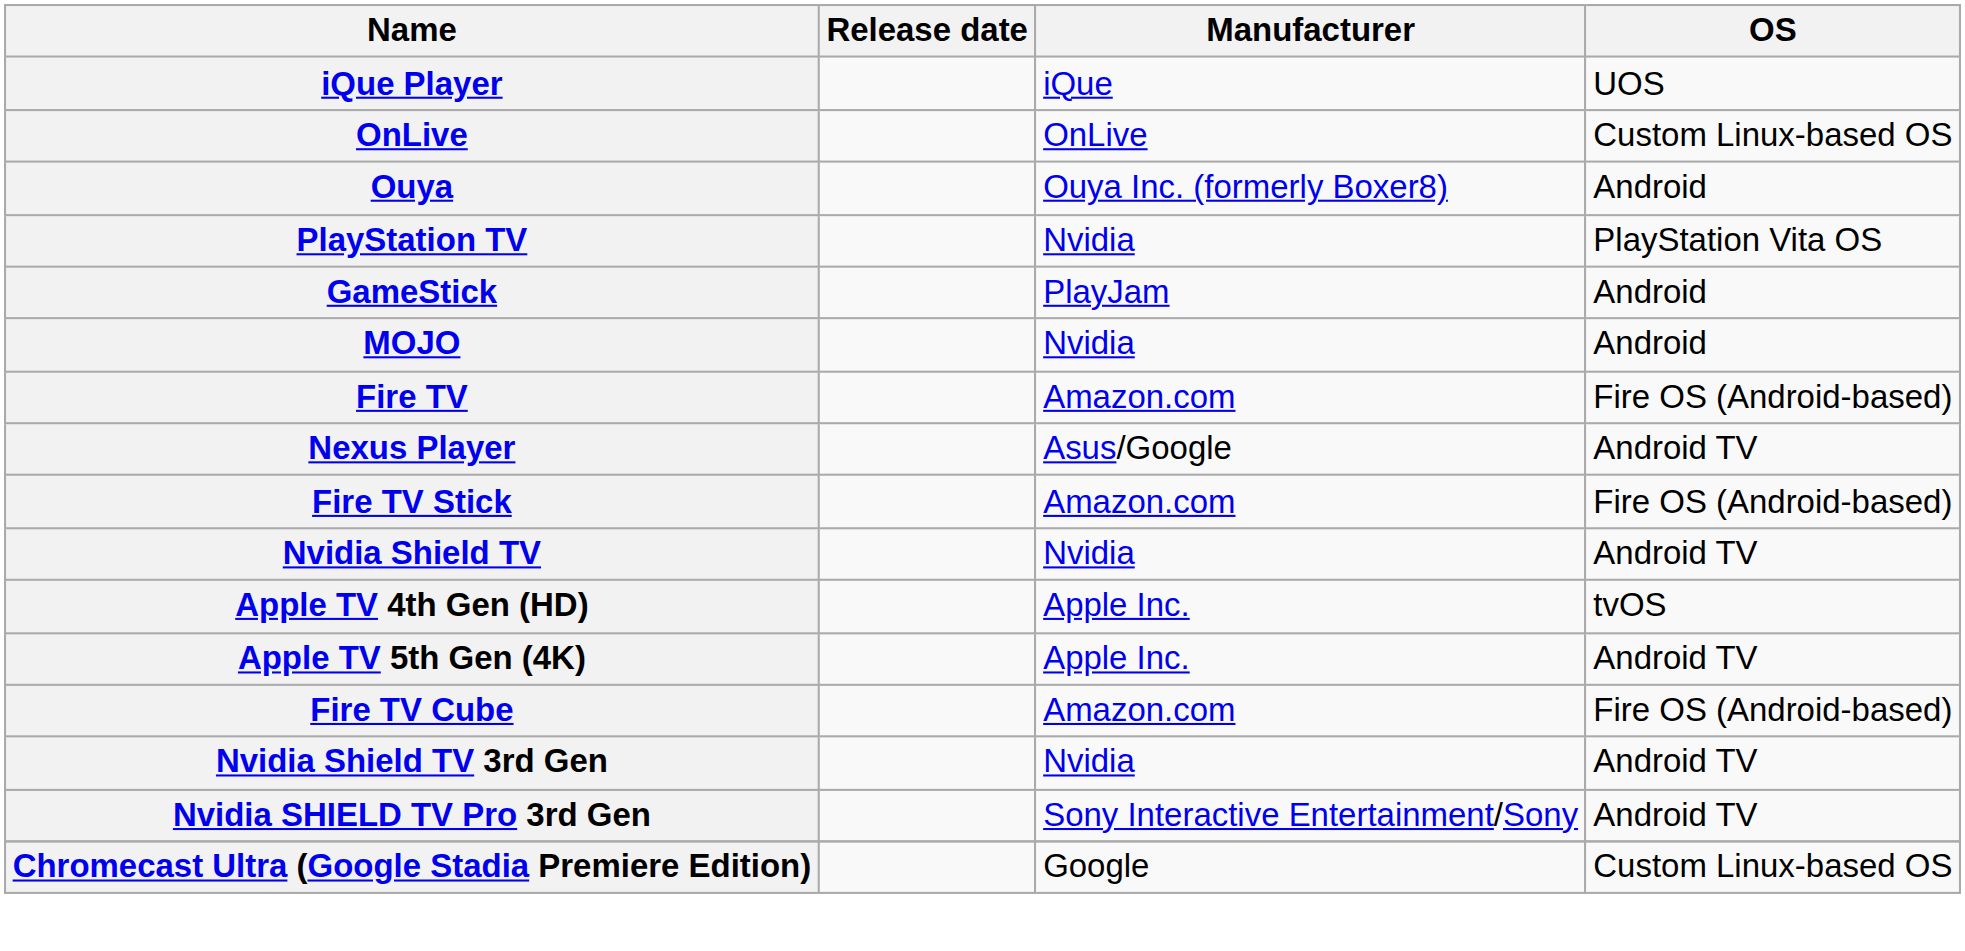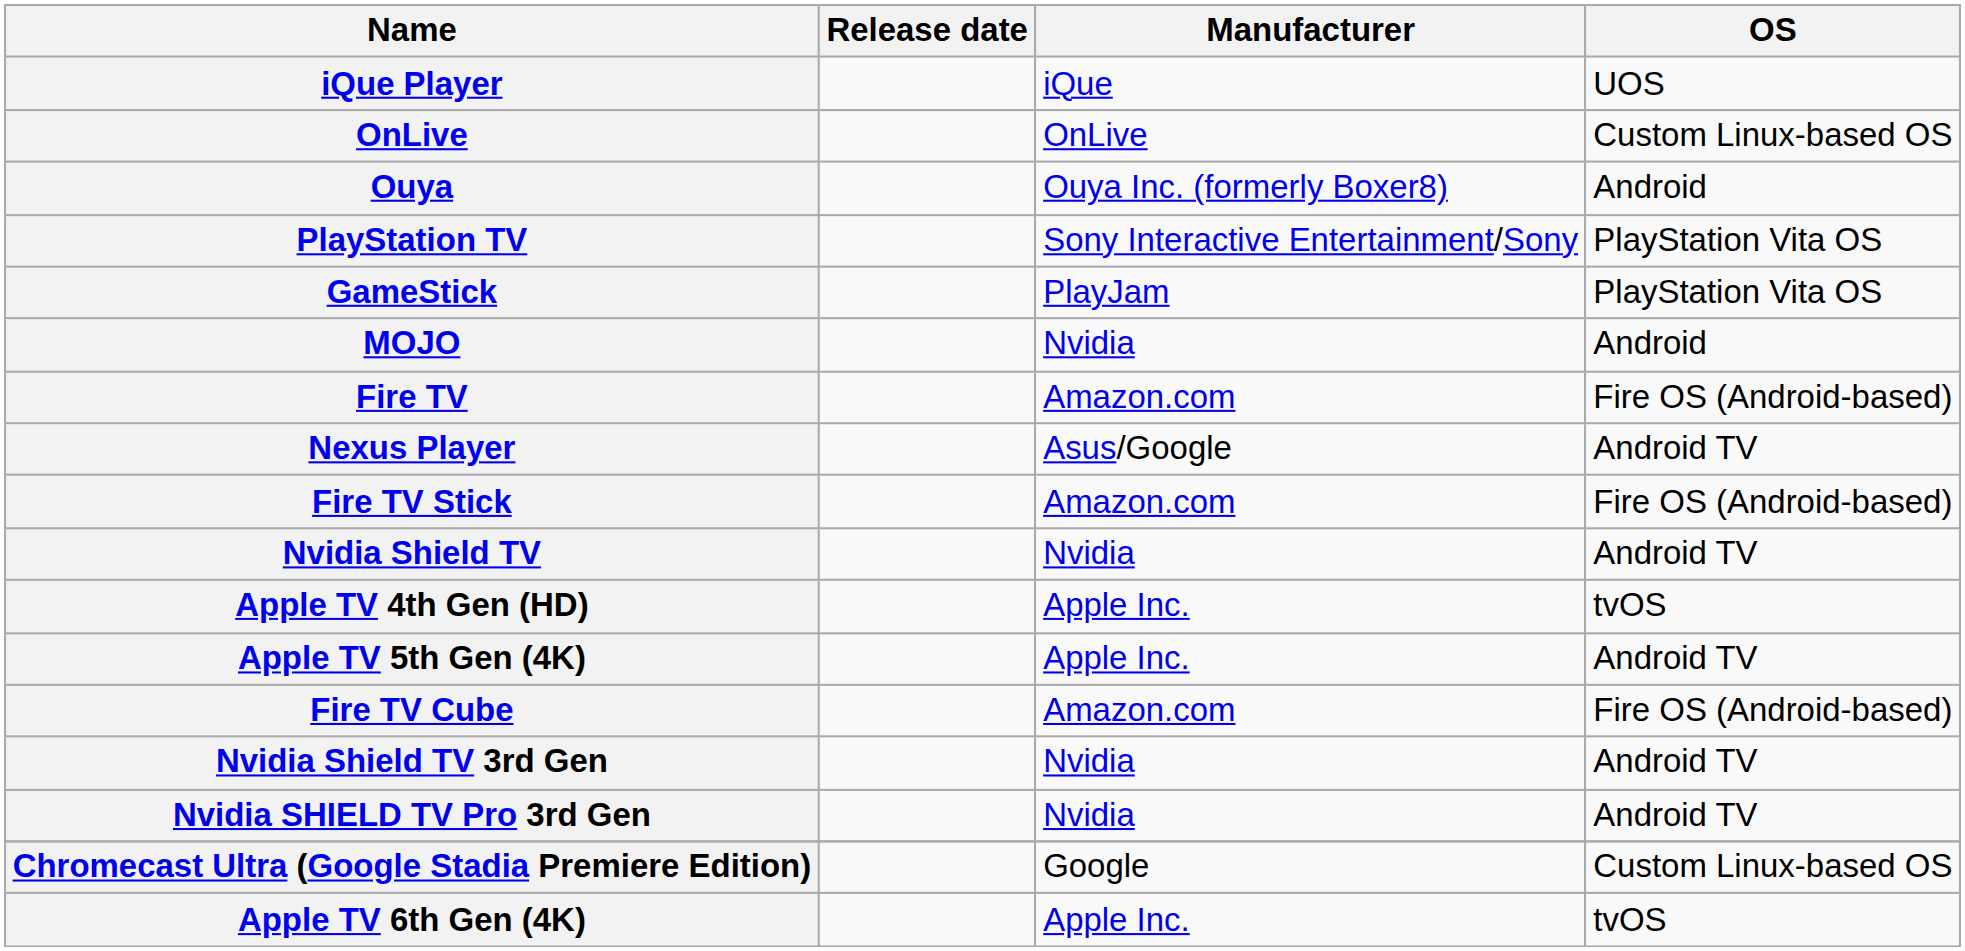(1089, 239) Nvidia -> (1311, 239) Sony Interactive Entertainment/Sony
(1650, 291) Android -> (1738, 291) PlayStation Vita OS
(1311, 814) Sony Interactive Entertainment/Sony -> (1089, 814) Nvidia
+ row: (412, 919)
